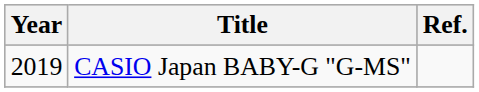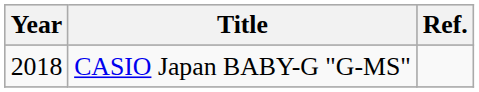(37, 65) 2019 -> (37, 65) 2018
